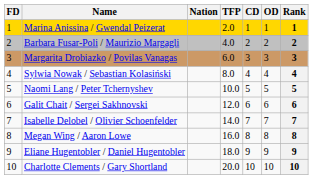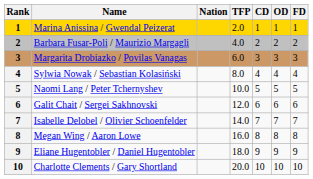columns swapped: (294, 12) <-> (13, 12)
